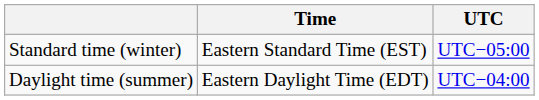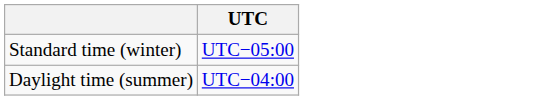- column: (315, 19)
